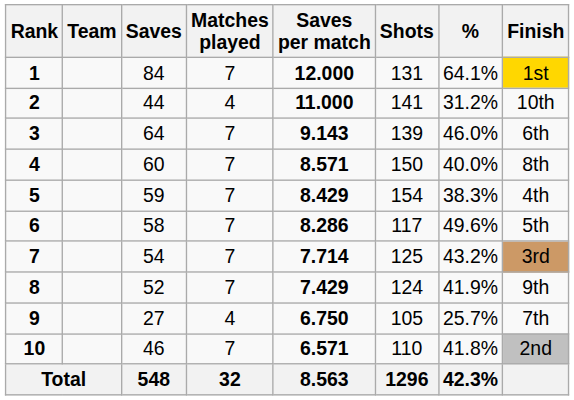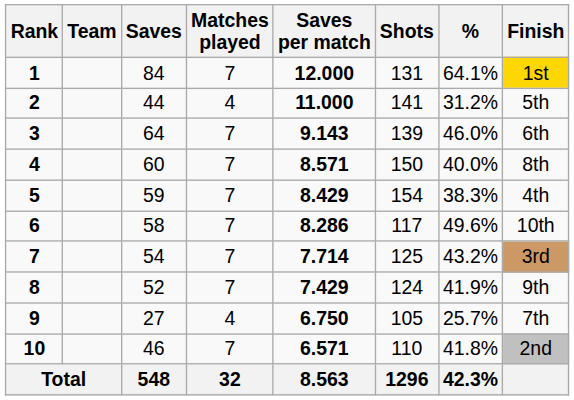(536, 103) 10th -> (536, 103) 5th
(536, 226) 5th -> (536, 226) 10th
